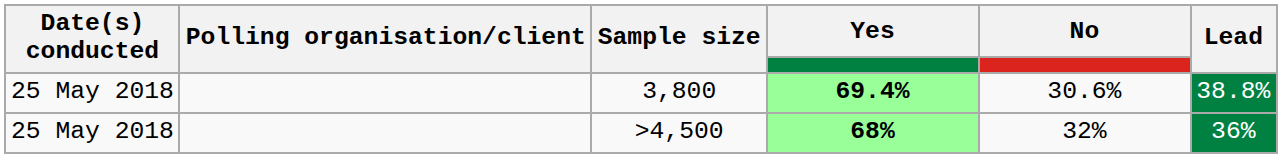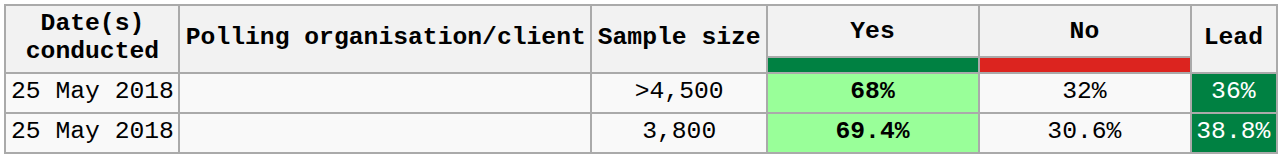rows swapped: (679, 93) <-> (679, 133)
